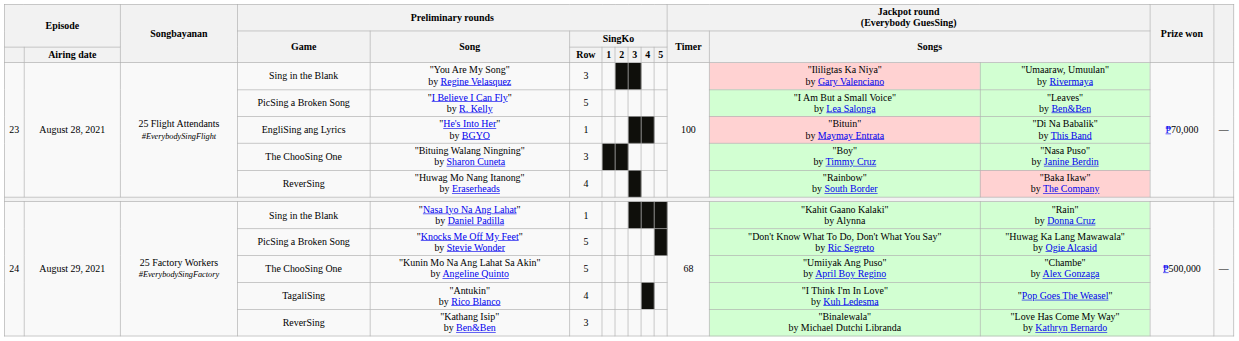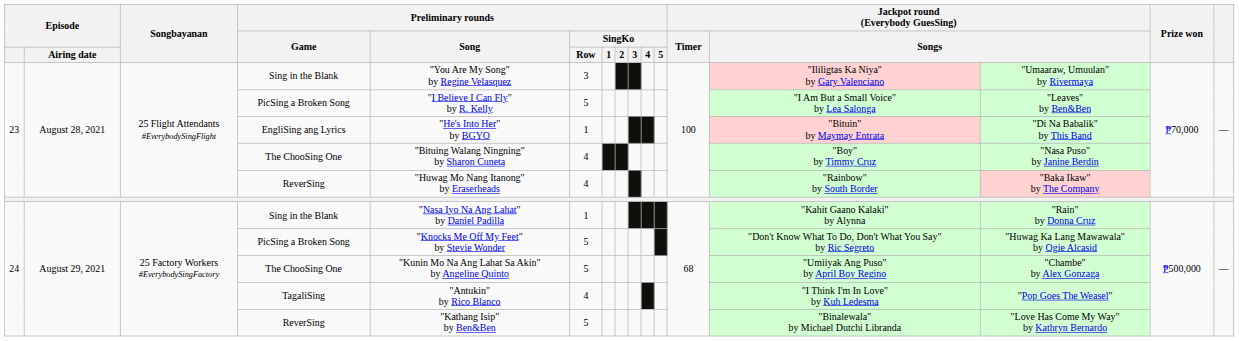(586, 156) 3 -> (586, 156) 4
(586, 322) 3 -> (586, 322) 5
